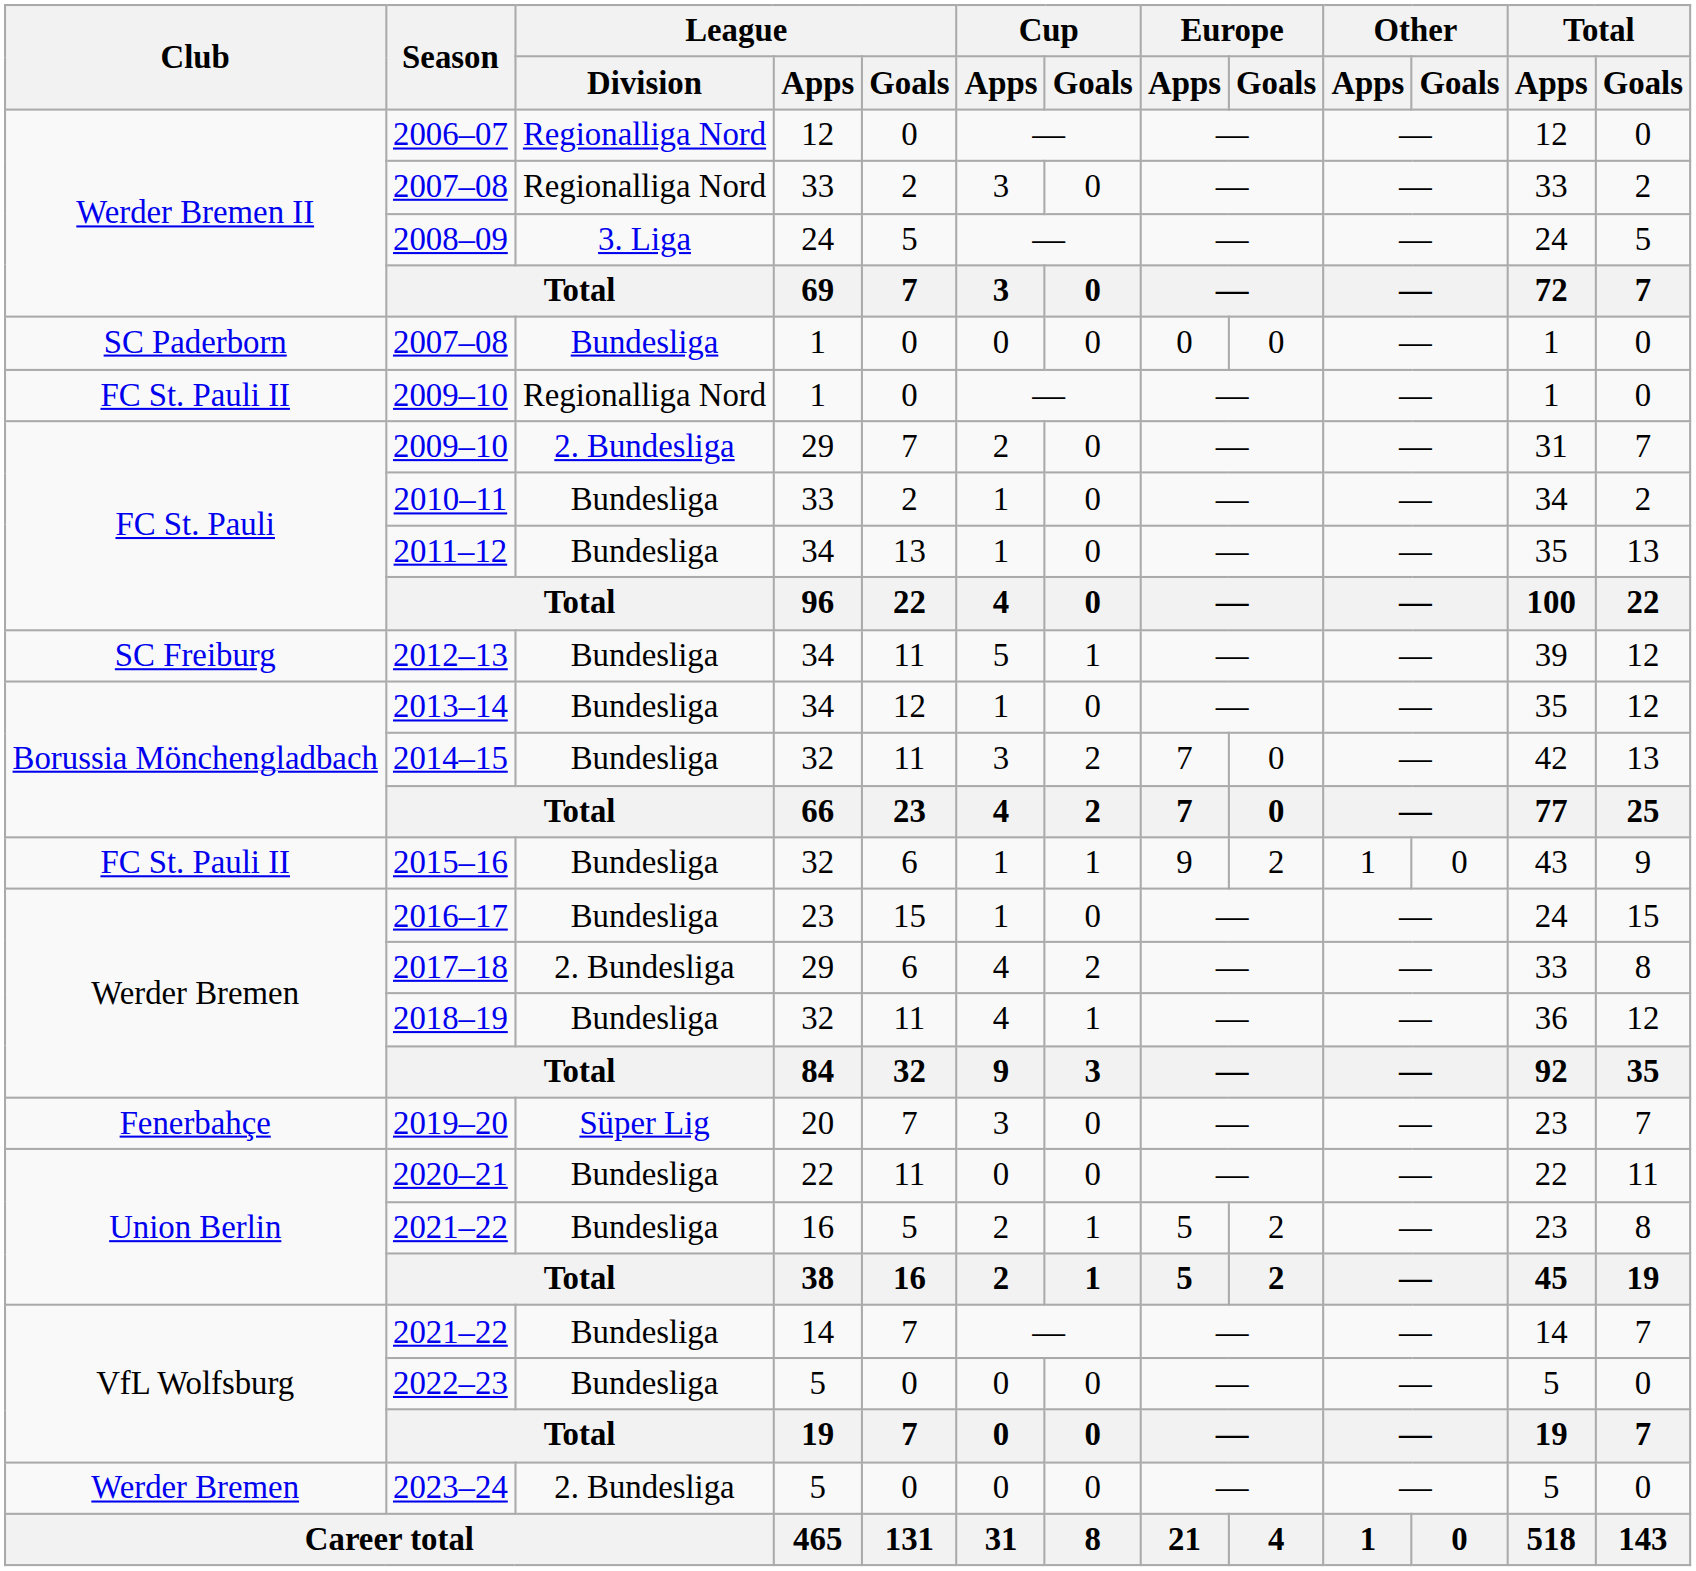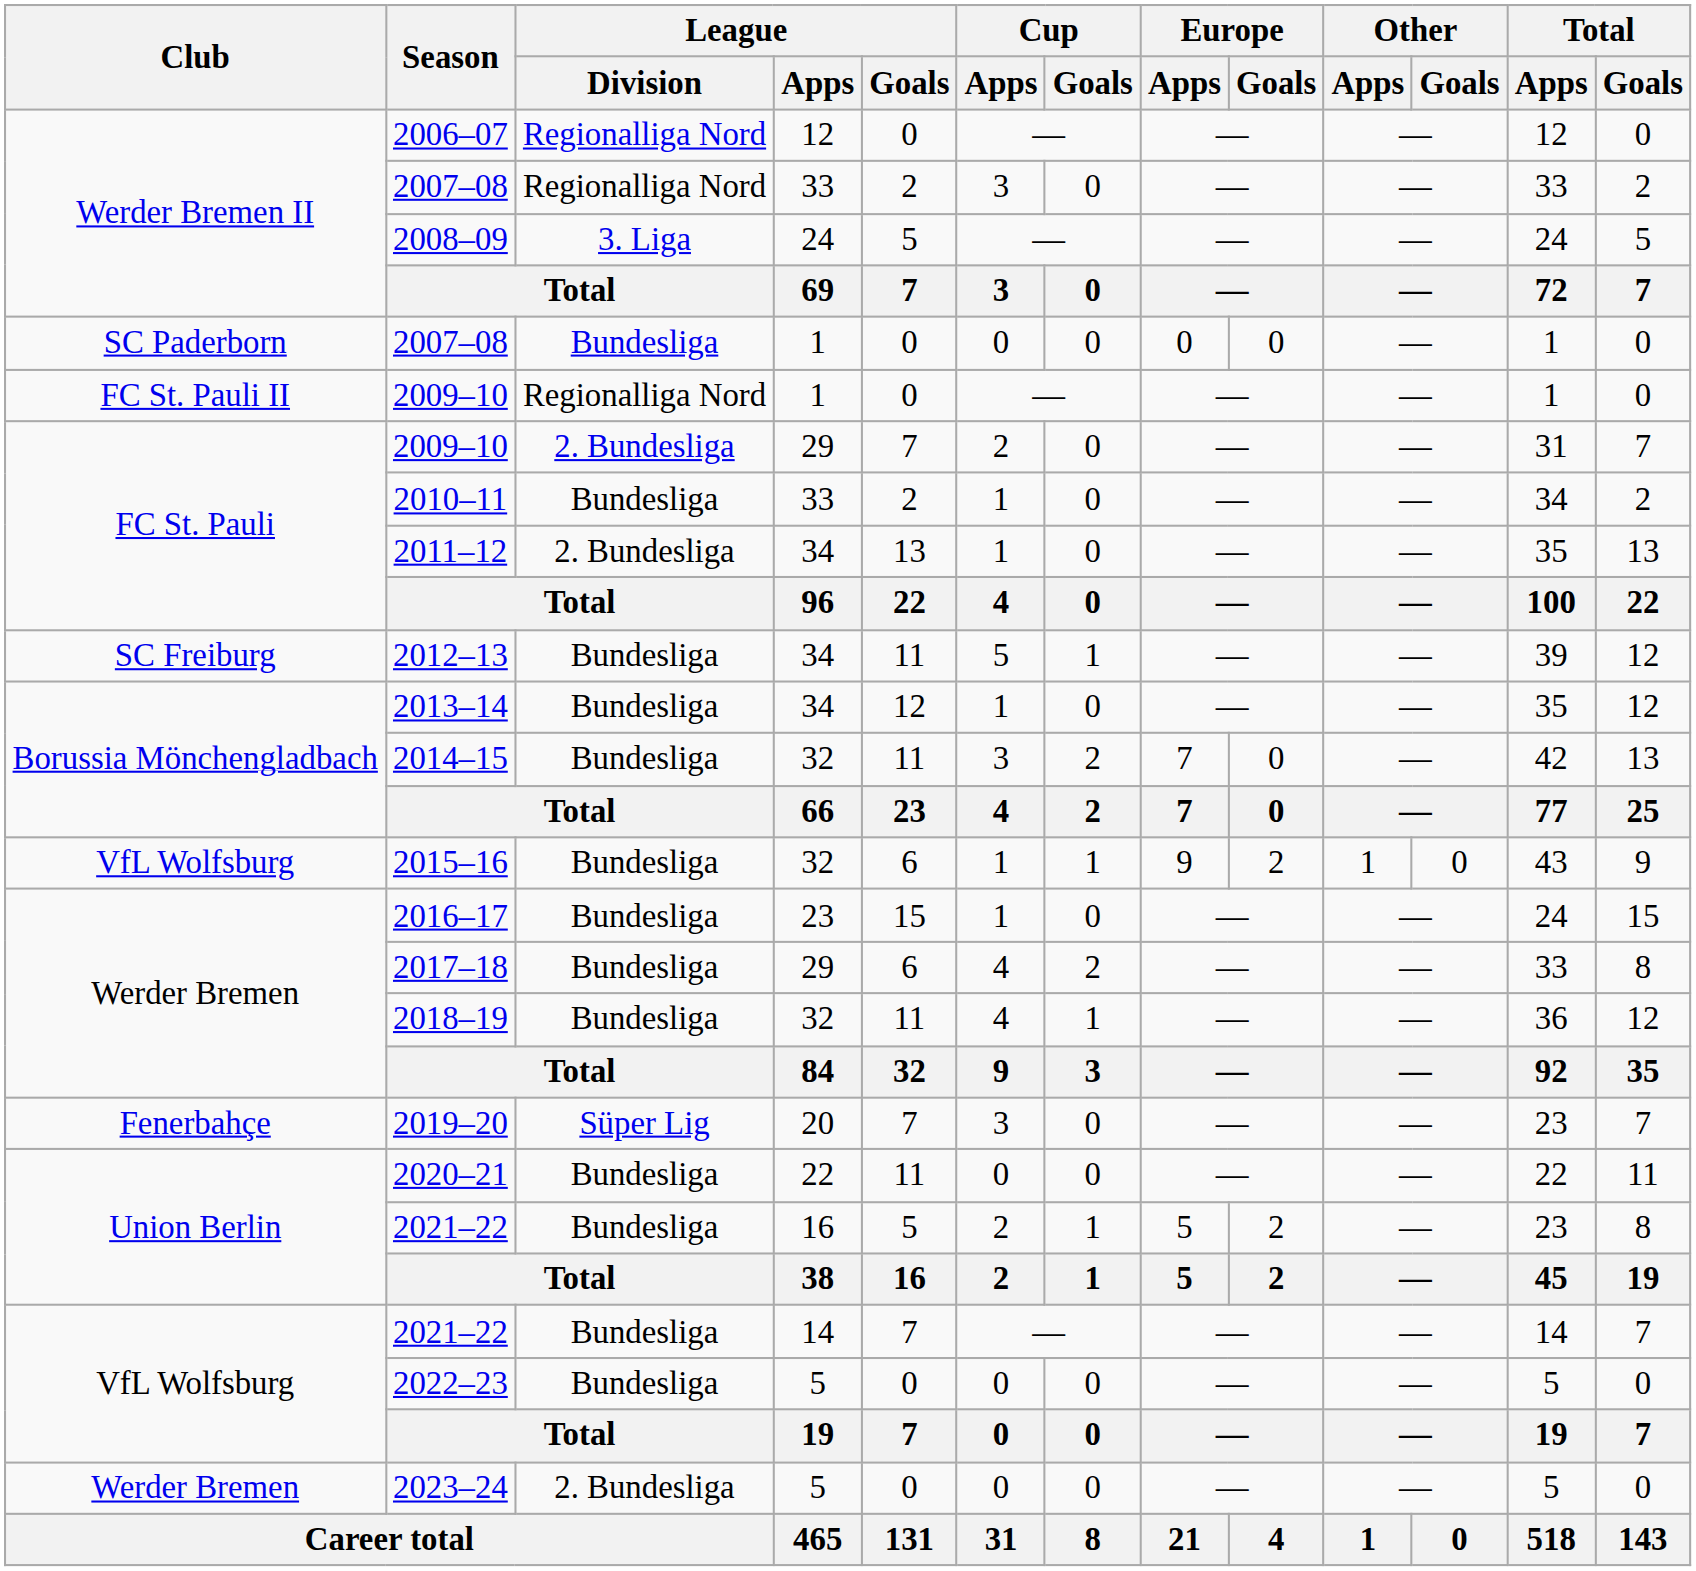(644, 550) Bundesliga -> (644, 550) 2. Bundesliga
(195, 862) FC St. Pauli II -> (195, 862) VfL Wolfsburg
(644, 966) 2. Bundesliga -> (644, 966) Bundesliga
